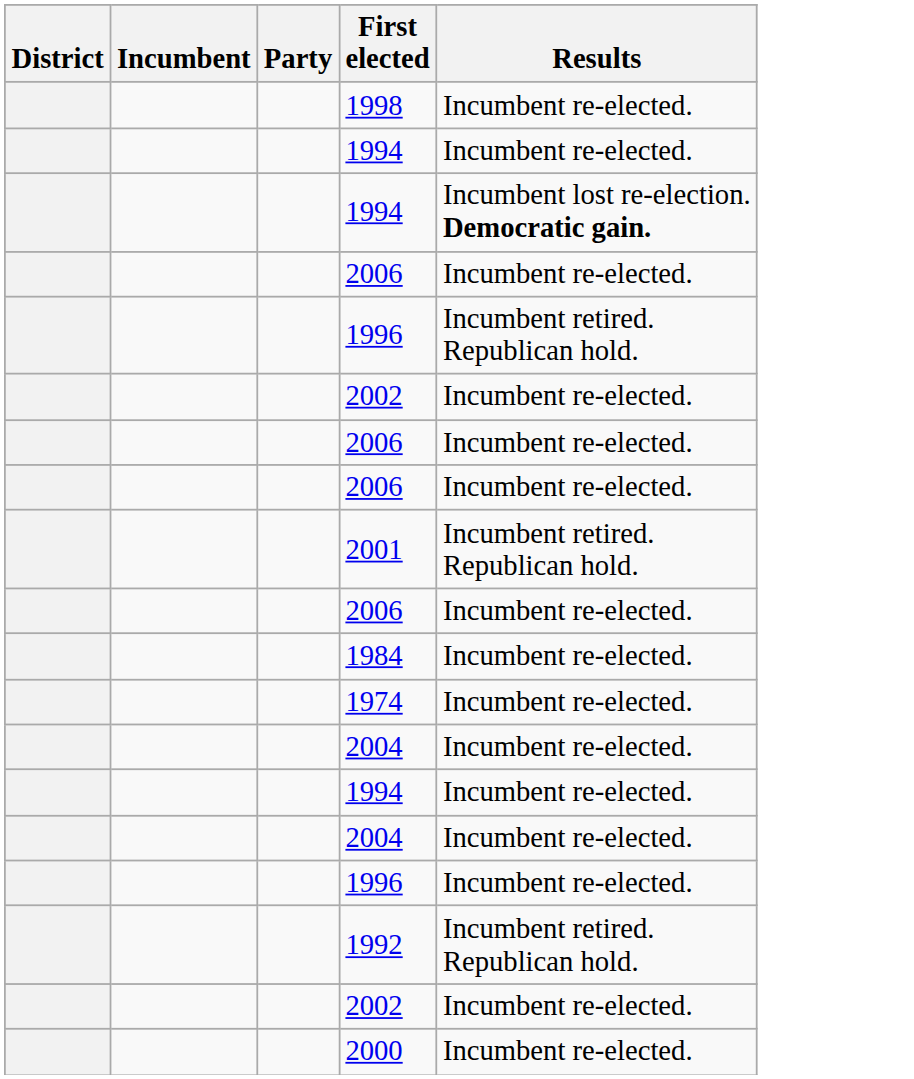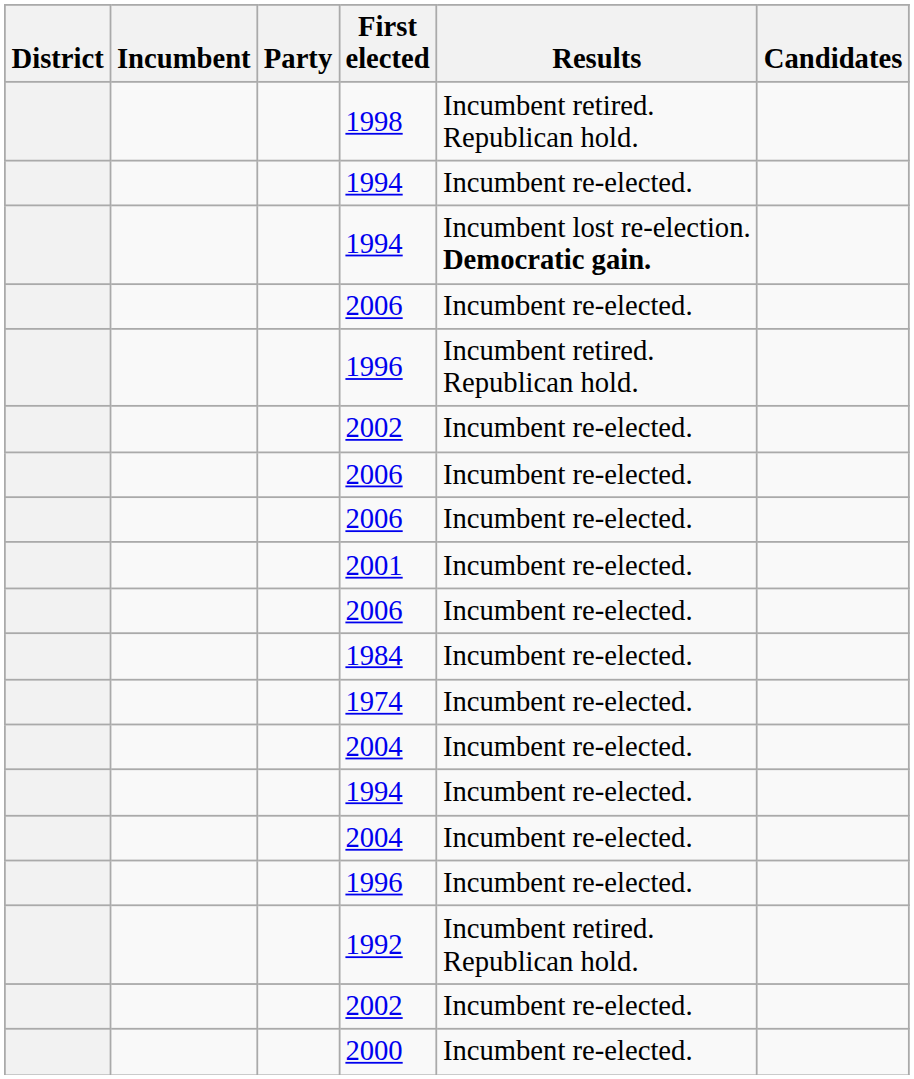+ column: (833, 59)
(568, 104) Incumbent re-elected. -> (549, 120) Incumbent retired. Republican hold.
(549, 548) Incumbent retired. Republican hold. -> (568, 564) Incumbent re-elected.
